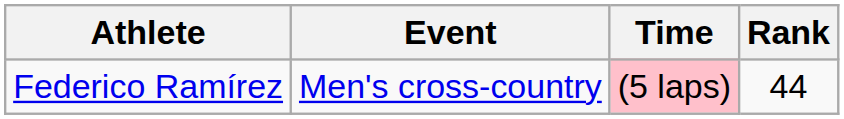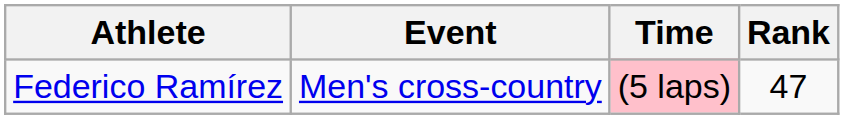(788, 86) 44 -> (788, 86) 47
